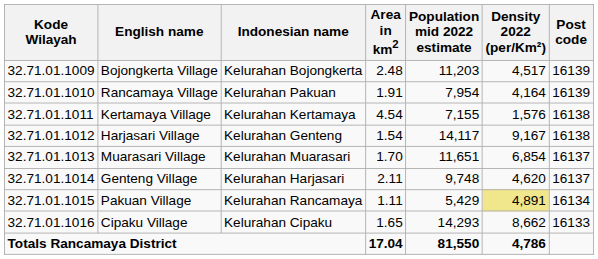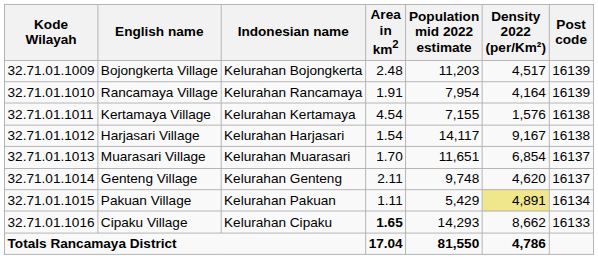(280, 92) Kelurahan Pakuan -> (293, 92) Kelurahan Rancamaya
(283, 135) Kelurahan Genteng -> (284, 135) Kelurahan Harjasari
(284, 178) Kelurahan Harjasari -> (283, 178) Kelurahan Genteng
(293, 200) Kelurahan Rancamaya -> (280, 200) Kelurahan Pakuan
(389, 222) normal -> (389, 222) bold
